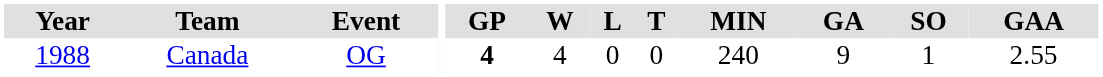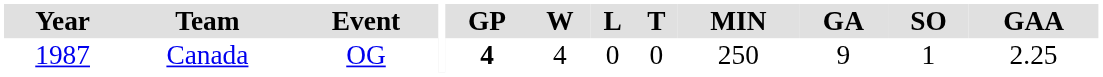(63, 54) 1988 -> (63, 54) 1987
(738, 54) 240 -> (738, 54) 250
(1034, 54) 2.55 -> (1034, 54) 2.25
